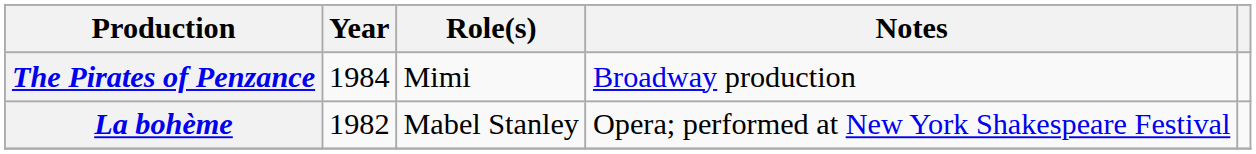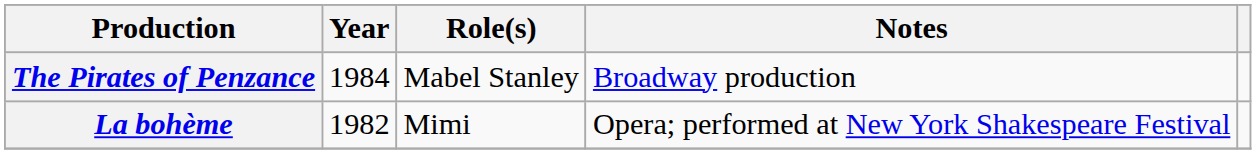(437, 76) Mimi -> (491, 76) Mabel Stanley
(491, 124) Mabel Stanley -> (437, 124) Mimi
